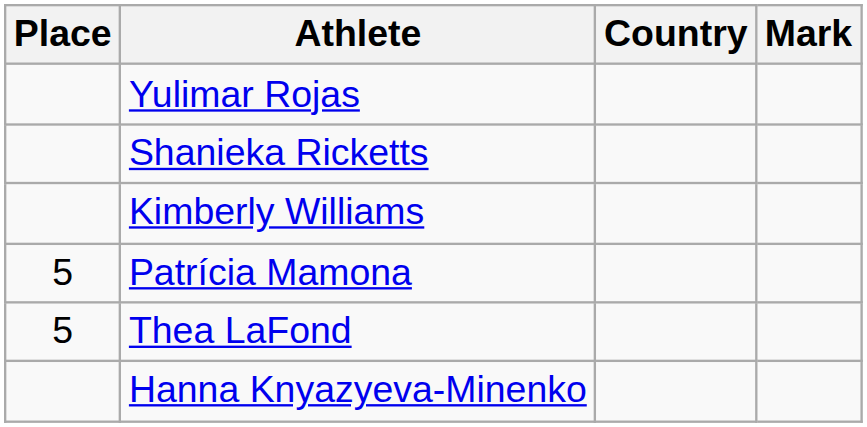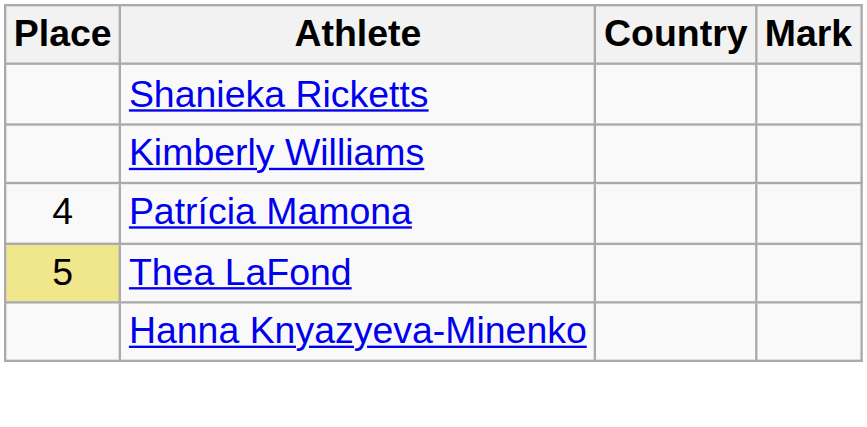- row: (244, 93)
(63, 271) 5 -> (63, 212) 4
(63, 331) no background -> (63, 271) khaki background
